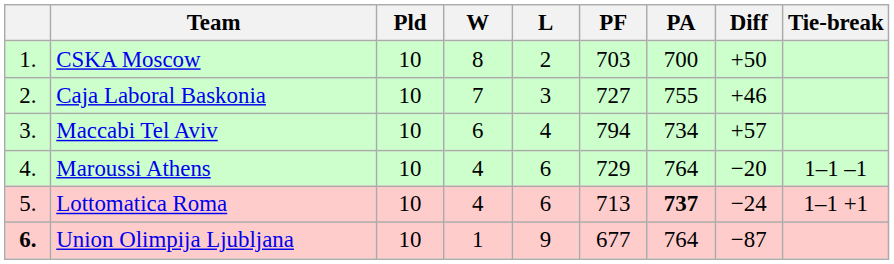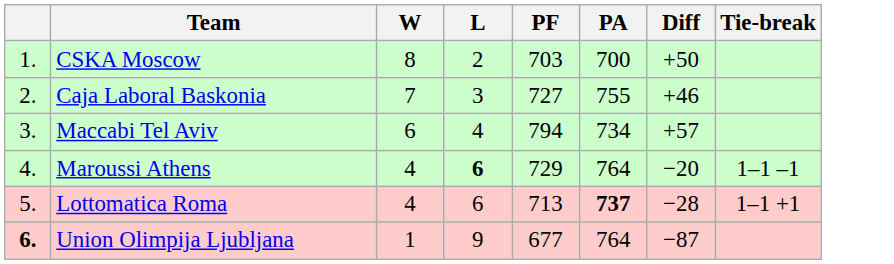- column: (410, 22)
(546, 167) normal -> (478, 167) bold
(749, 204) −24 -> (681, 204) −28
